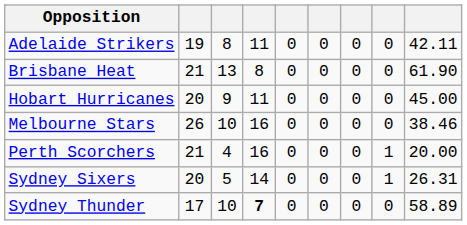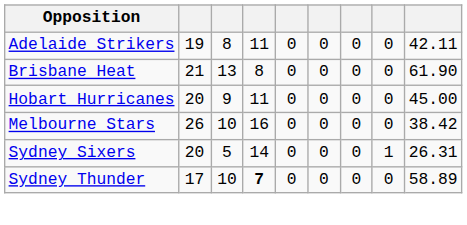(433, 126) 38.46 -> (433, 126) 38.42
- row: (82, 153)
